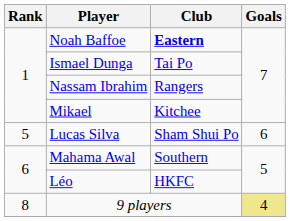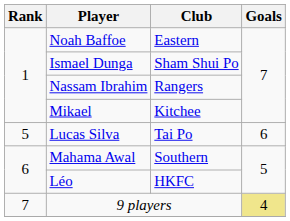(179, 39) bold -> (177, 39) normal
(173, 63) Tai Po -> (196, 63) Sham Shui Po
(196, 134) Sham Shui Po -> (173, 134) Tai Po
(25, 205) 8 -> (25, 205) 7
